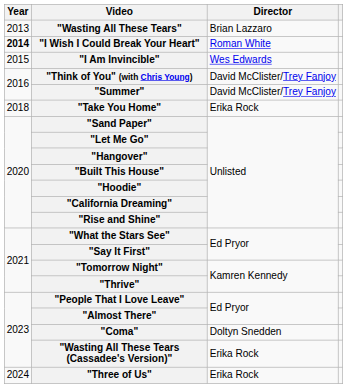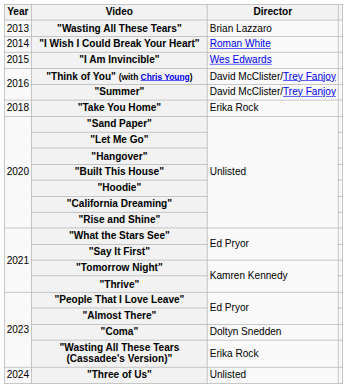(18, 44) bold -> (18, 44) normal
(234, 375) Erika Rock -> (228, 375) Unlisted
